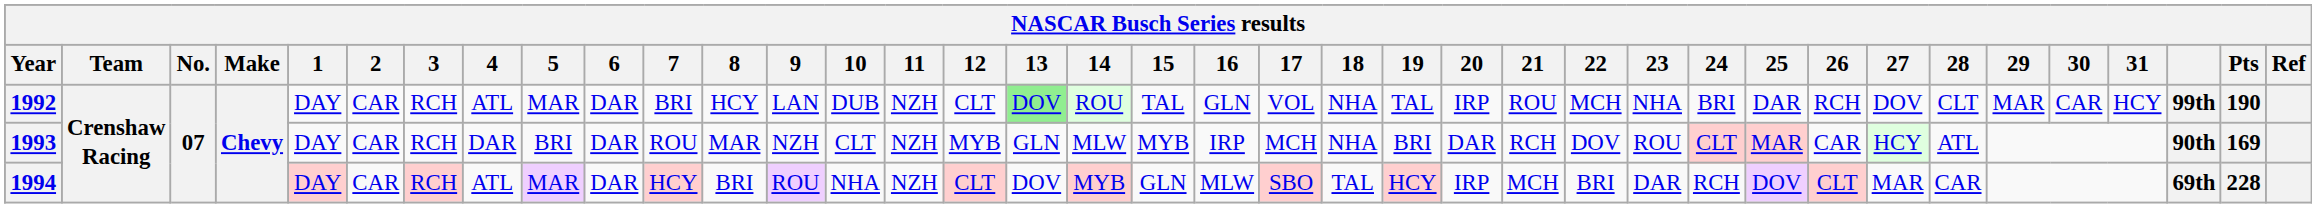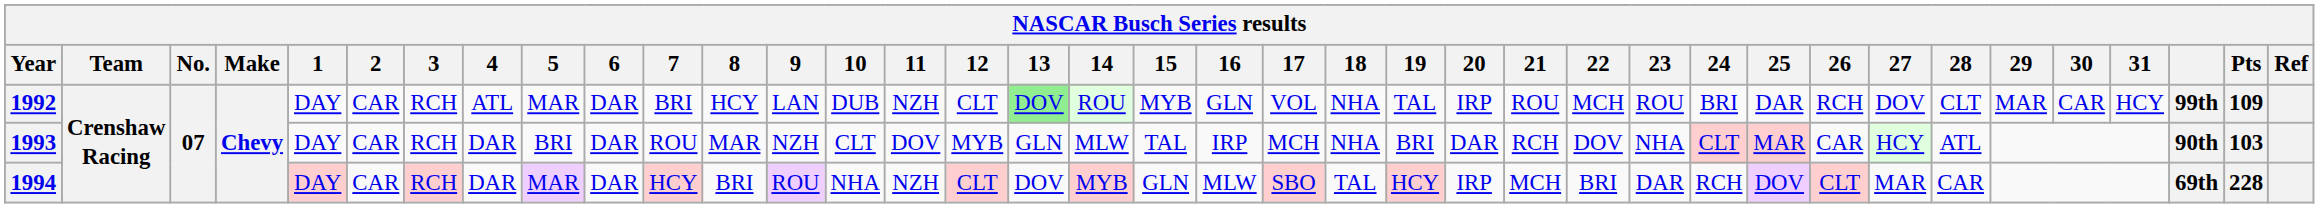(1163, 103) TAL -> (1166, 103) MYB
(1657, 103) NHA -> (1660, 103) ROU
(2244, 103) 190 -> (2246, 103) 109
(914, 142) NZH -> (916, 142) DOV
(1163, 142) MYB -> (1166, 142) TAL
(1657, 142) ROU -> (1660, 142) NHA
(2244, 142) 169 -> (2246, 142) 103
(492, 182) ATL -> (492, 182) DAR
